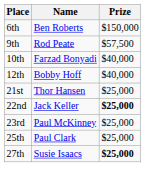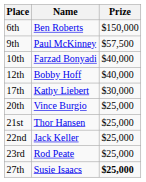(54, 43) Rod Peate -> (65, 43) Paul McKinney
+ row: (15, 91)
+ row: (15, 106)
(118, 106) bold -> (118, 138) normal
(65, 122) Paul McKinney -> (54, 153) Rod Peate
- row: (15, 138)
